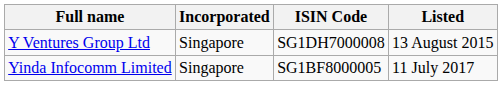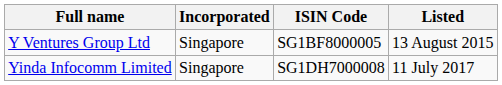(331, 42) SG1DH7000008 -> (329, 42) SG1BF8000005
(329, 67) SG1BF8000005 -> (331, 67) SG1DH7000008
